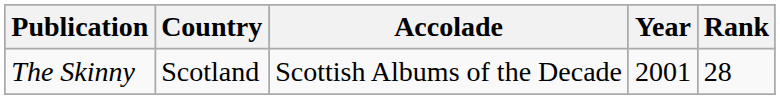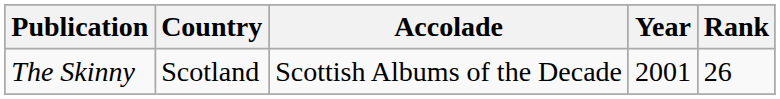(718, 71) 28 -> (718, 71) 26
